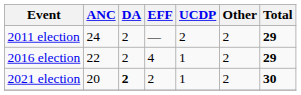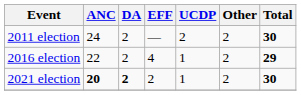(270, 36) 29 -> (270, 36) 30
(93, 79) normal -> (93, 79) bold
